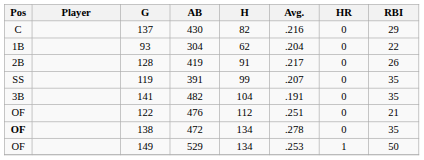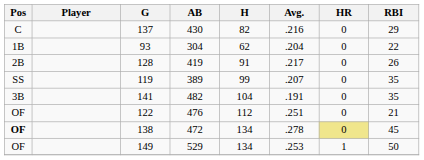(195, 79) 391 -> (195, 79) 389
(344, 130) no background -> (344, 130) khaki background
(394, 130) 35 -> (394, 130) 45
